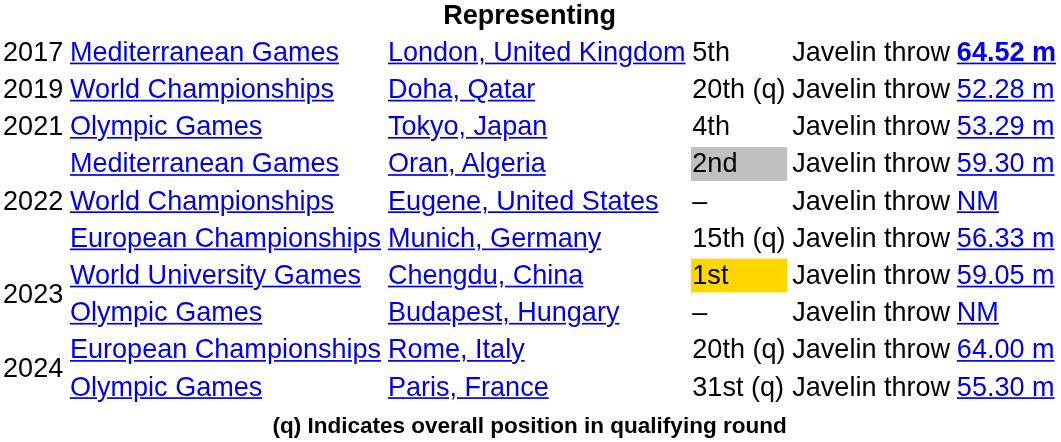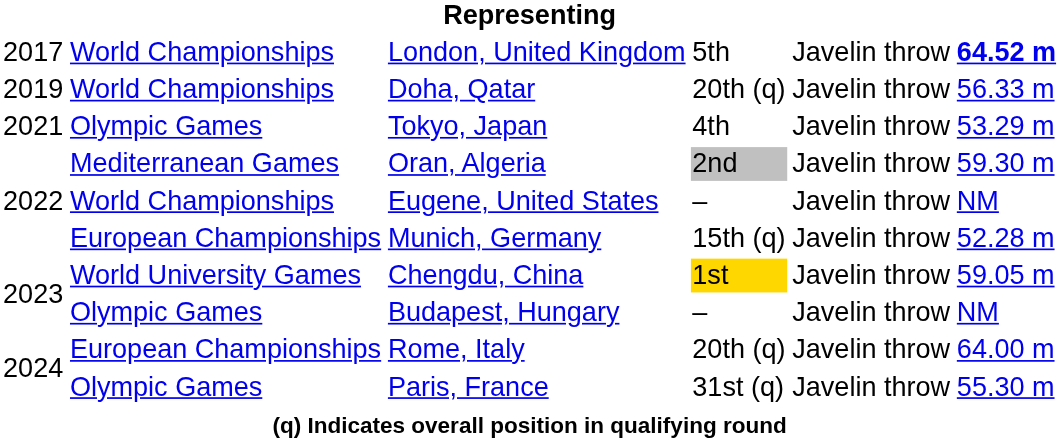(204, 52) Mediterranean Games -> (202, 52) World Championships
(1006, 89) 52.28 m -> (1006, 89) 56.33 m
(1006, 238) 56.33 m -> (1006, 238) 52.28 m
